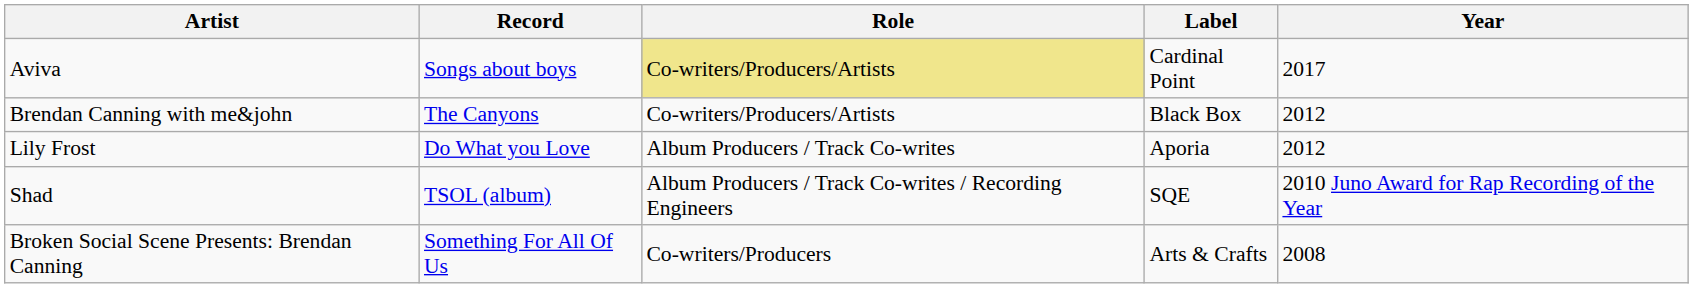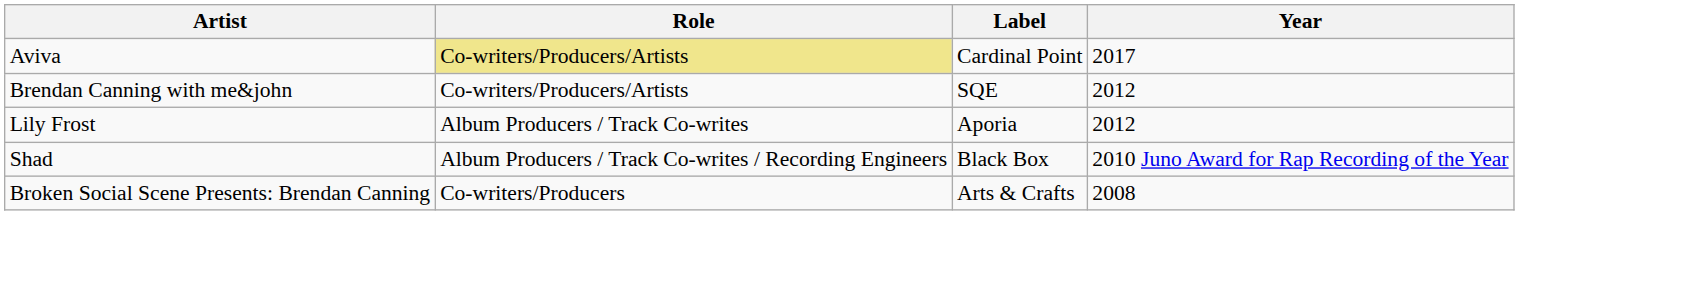- column: (530, 21)
(1195, 114) Black Box -> (977, 90) SQE
(1170, 195) SQE -> (1003, 158) Black Box
